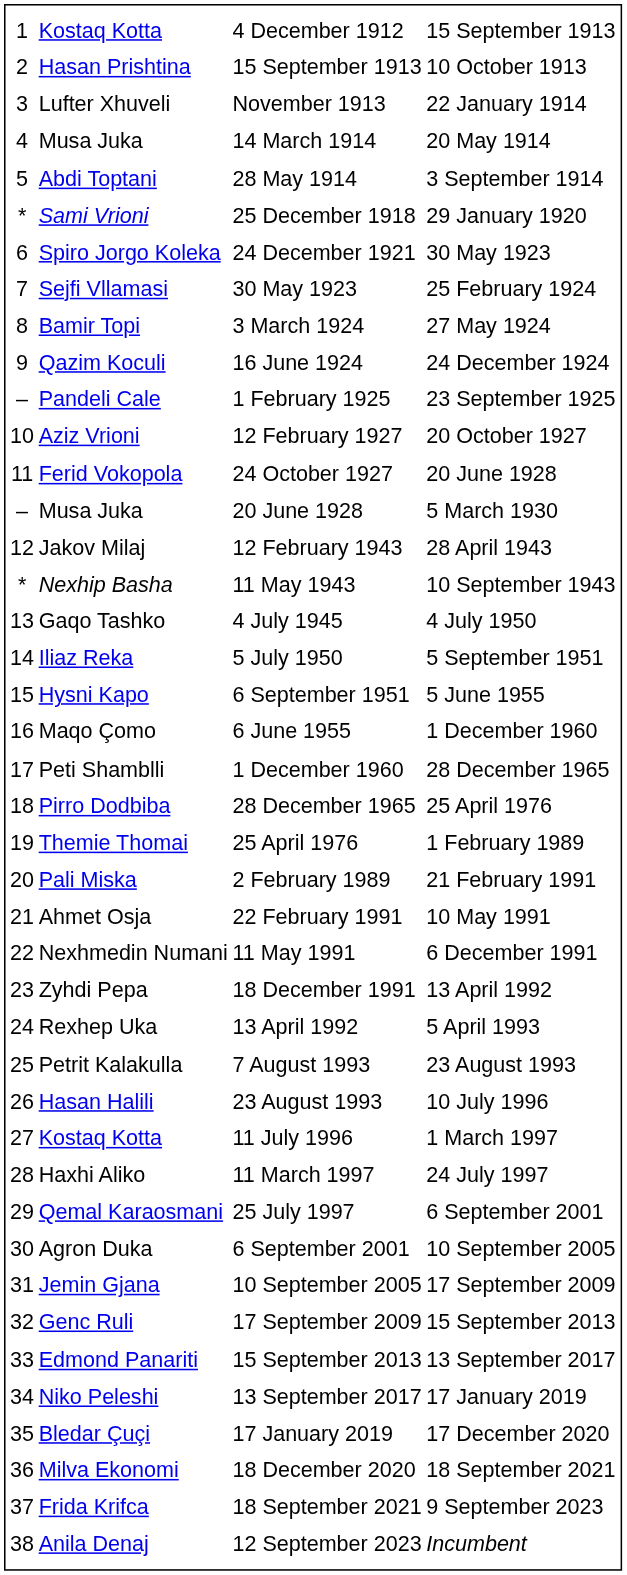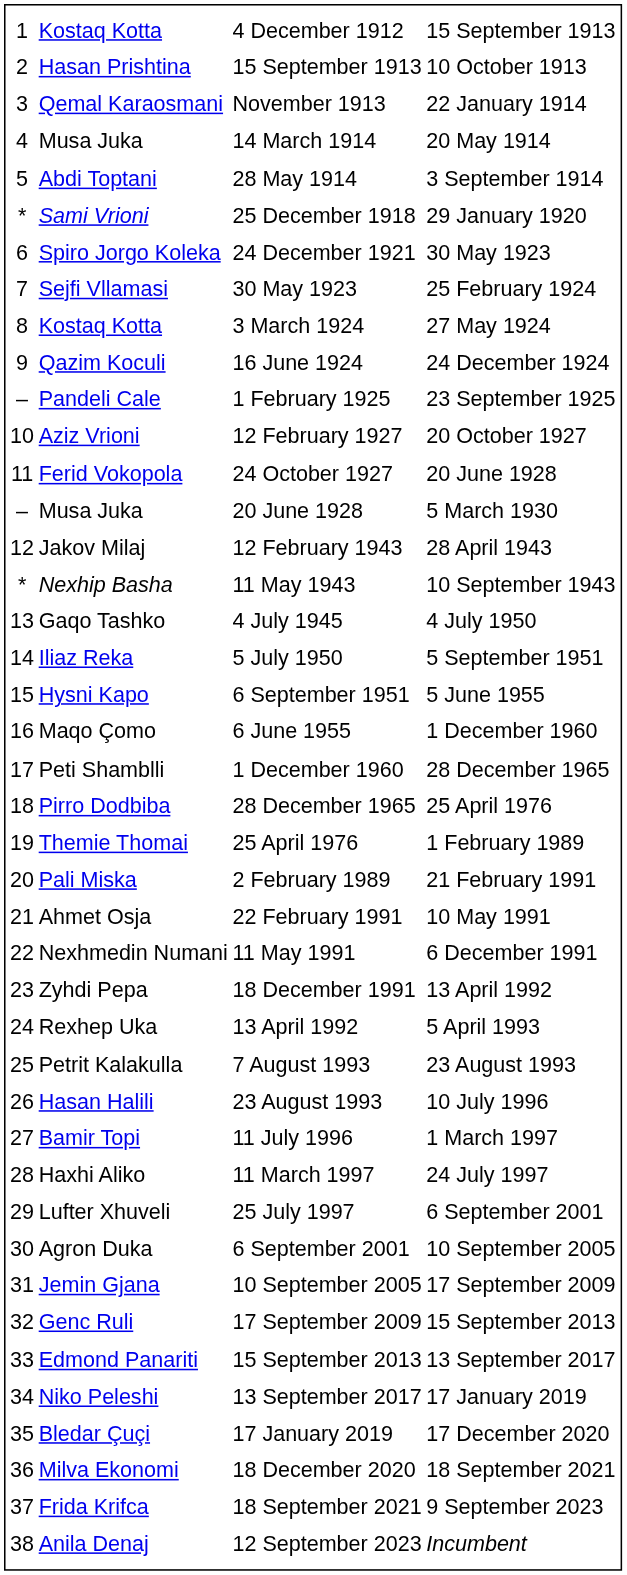(105, 104) Lufter Xhuveli -> (131, 104) Qemal Karaosmani
(89, 325) Bamir Topi -> (100, 325) Kostaq Kotta
(100, 1137) Kostaq Kotta -> (89, 1137) Bamir Topi
(131, 1211) Qemal Karaosmani -> (105, 1211) Lufter Xhuveli
